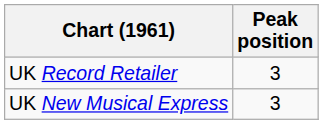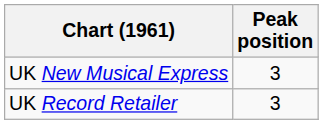rows swapped: (93, 72) <-> (119, 103)
